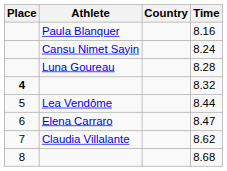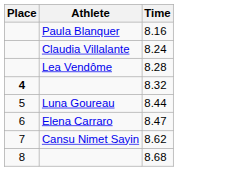- column: (166, 13)
(91, 49) Cansu Nimet Sayin -> (86, 49) Claudia Villalante
(78, 67) Luna Goureau -> (77, 67) Lea Vendôme
(77, 103) Lea Vendôme -> (78, 103) Luna Goureau
(86, 139) Claudia Villalante -> (91, 139) Cansu Nimet Sayin
